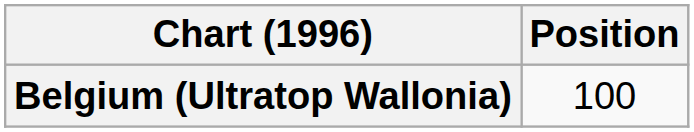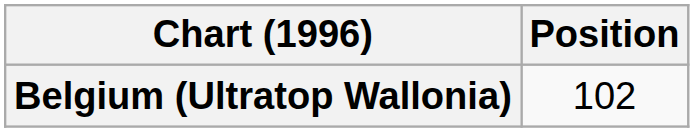(604, 95) 100 -> (604, 95) 102
